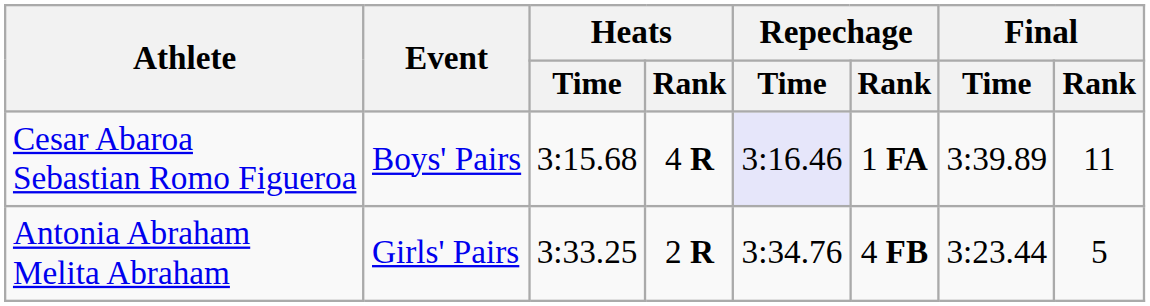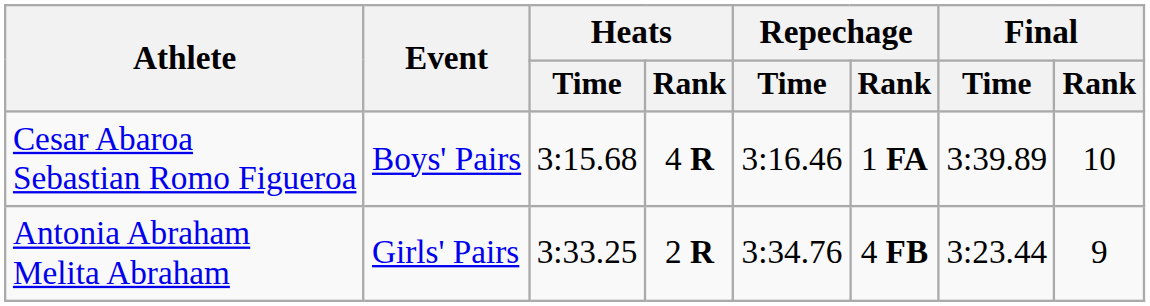(792, 158) lavender background -> (792, 158) no background
(1099, 158) 11 -> (1099, 158) 10
(1099, 252) 5 -> (1099, 252) 9
